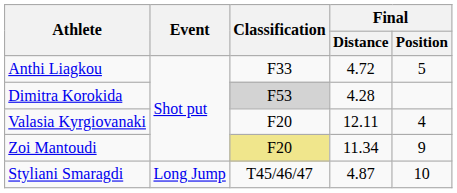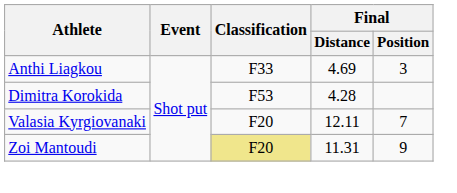(361, 69) 4.72 -> (342, 69) 4.69
(422, 69) 5 -> (403, 69) 3
(279, 95) lightgrey background -> (261, 95) no background
(422, 122) 4 -> (403, 122) 7
(361, 148) 11.34 -> (342, 148) 11.31
- row: (66, 174)
